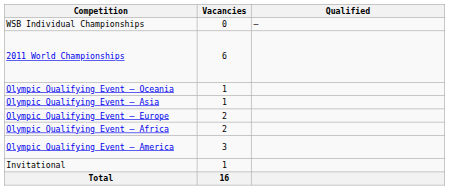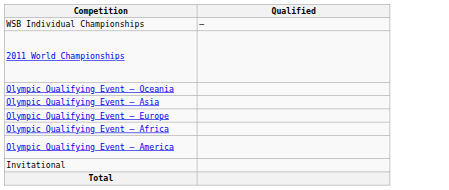- column: (224, 11)
